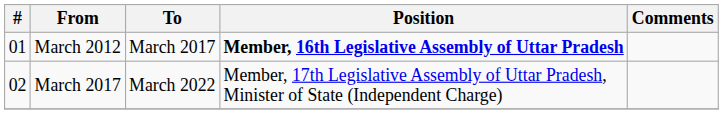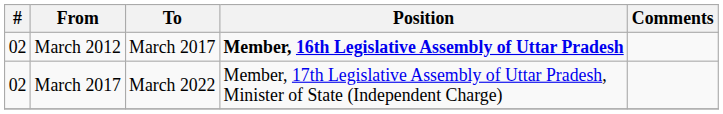(18, 46) 01 -> (18, 46) 02
